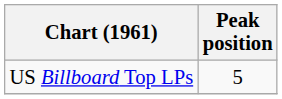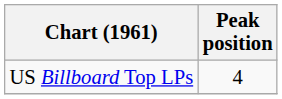(238, 76) 5 -> (238, 76) 4
